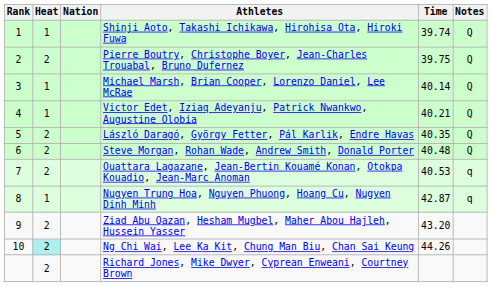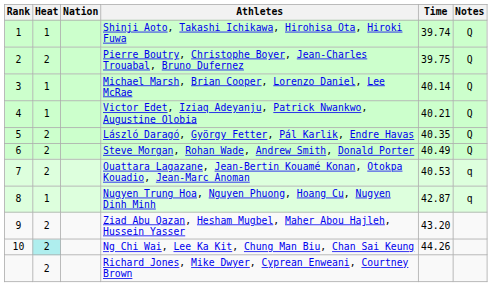(436, 151) 40.48 -> (436, 151) 40.49
